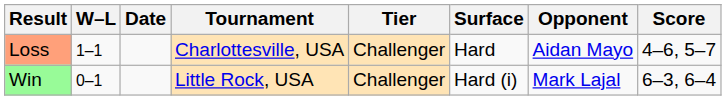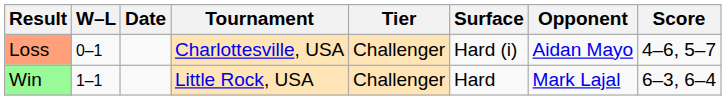(89, 50) 1–1 -> (89, 50) 0–1
(475, 49) Hard -> (486, 49) Hard (i)
(89, 81) 0–1 -> (89, 81) 1–1
(486, 79) Hard (i) -> (475, 79) Hard
